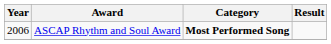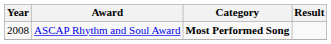(18, 30) 2006 -> (18, 30) 2008
